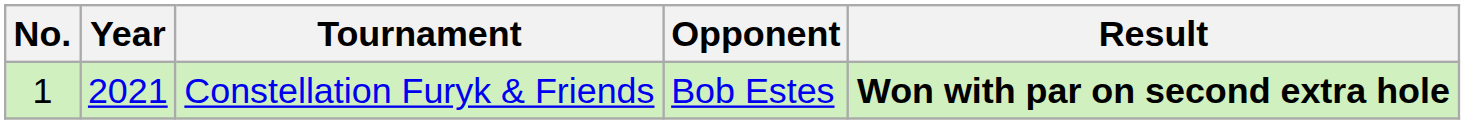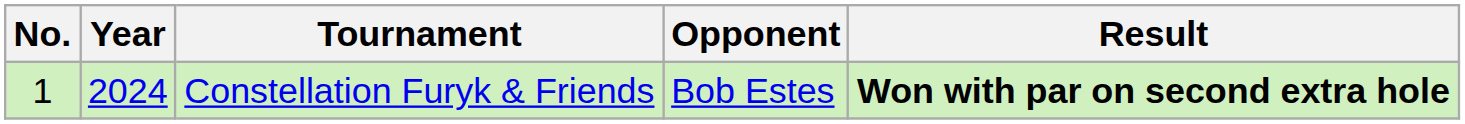(128, 91) 2021 -> (128, 91) 2024
